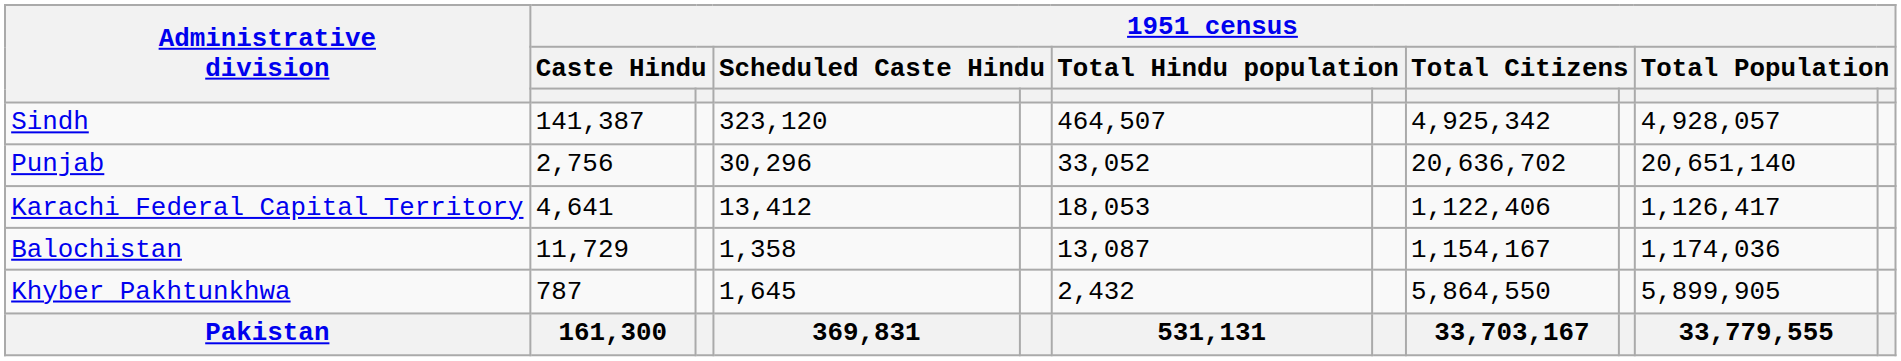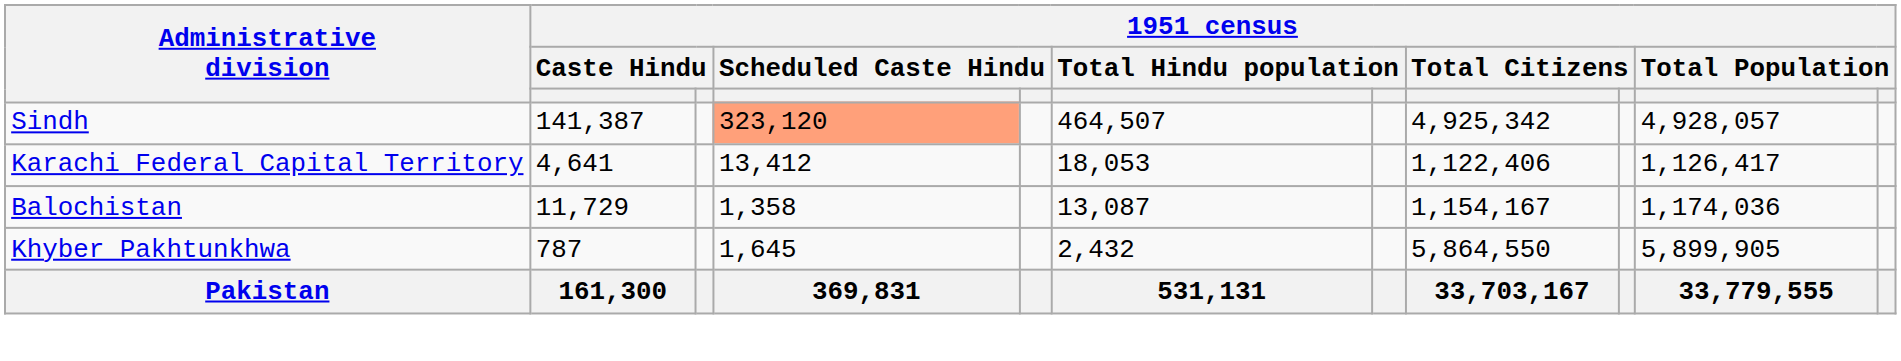(773, 123) no background -> (773, 123) lightsalmon background
- row: (58, 165)
